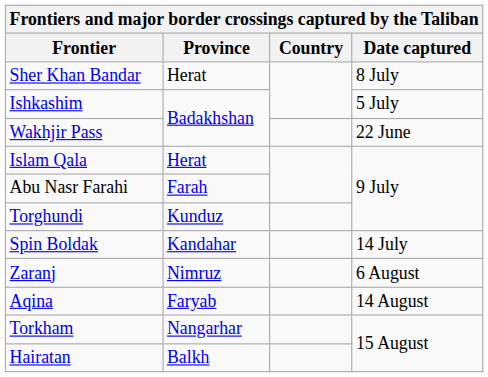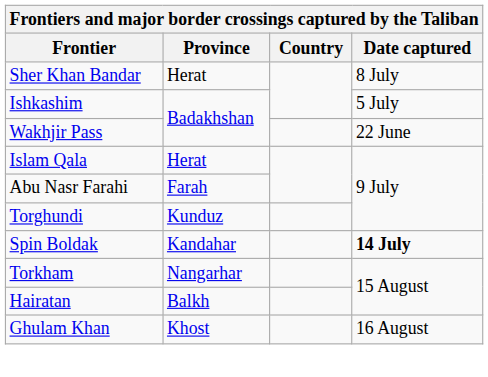(382, 244) normal -> (383, 244) bold
- row: (33, 272)
- row: (31, 301)
+ row: (60, 329)
